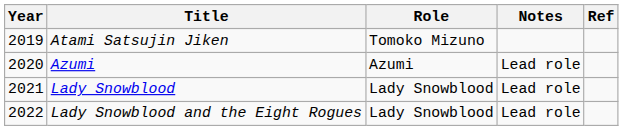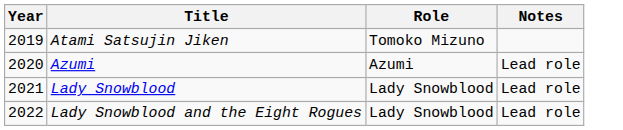- column: (601, 17)
